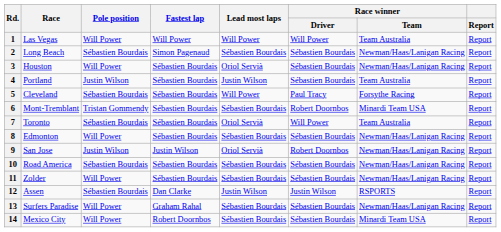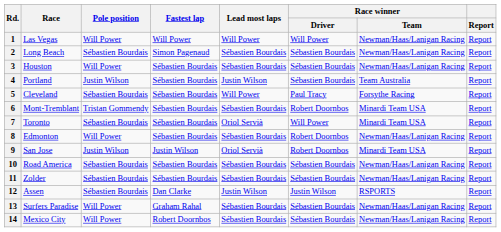(385, 38) Team Australia -> (412, 38) Newman/Haas/Lanigan Racing
(242, 66) Oriol Servià -> (254, 66) Sébastien Bourdais
(385, 122) Team Australia -> (392, 122) Minardi Team USA
(323, 136) Sébastien Bourdais -> (319, 136) Robert Doornbos
(412, 150) Newman/Haas/Lanigan Racing -> (392, 150) Minardi Team USA
(102, 177) Will Power -> (115, 177) Sébastien Bourdais
(392, 219) Minardi Team USA -> (412, 219) Newman/Haas/Lanigan Racing
